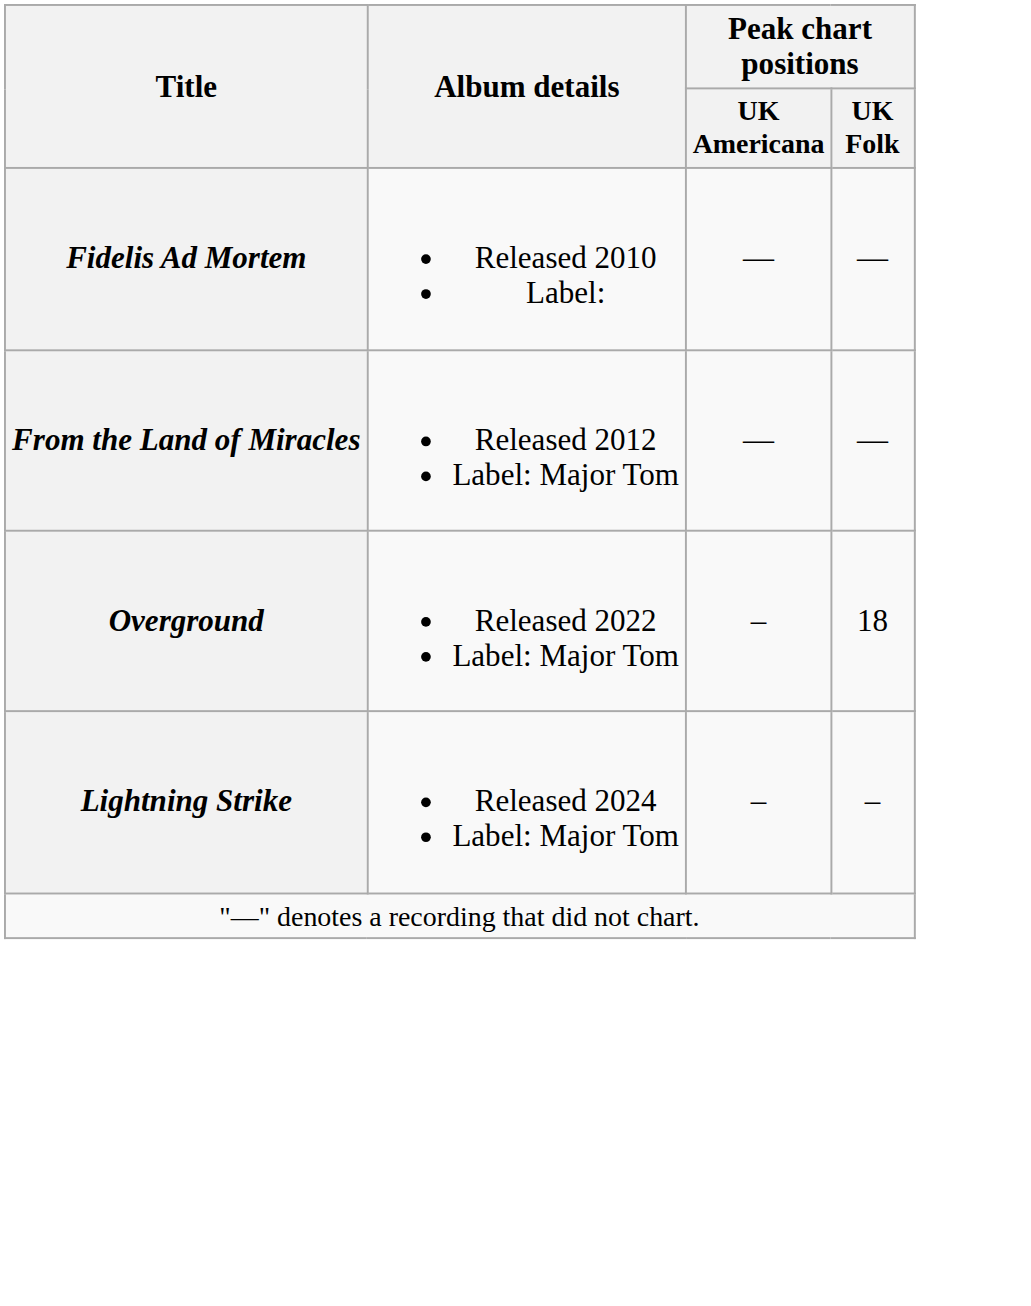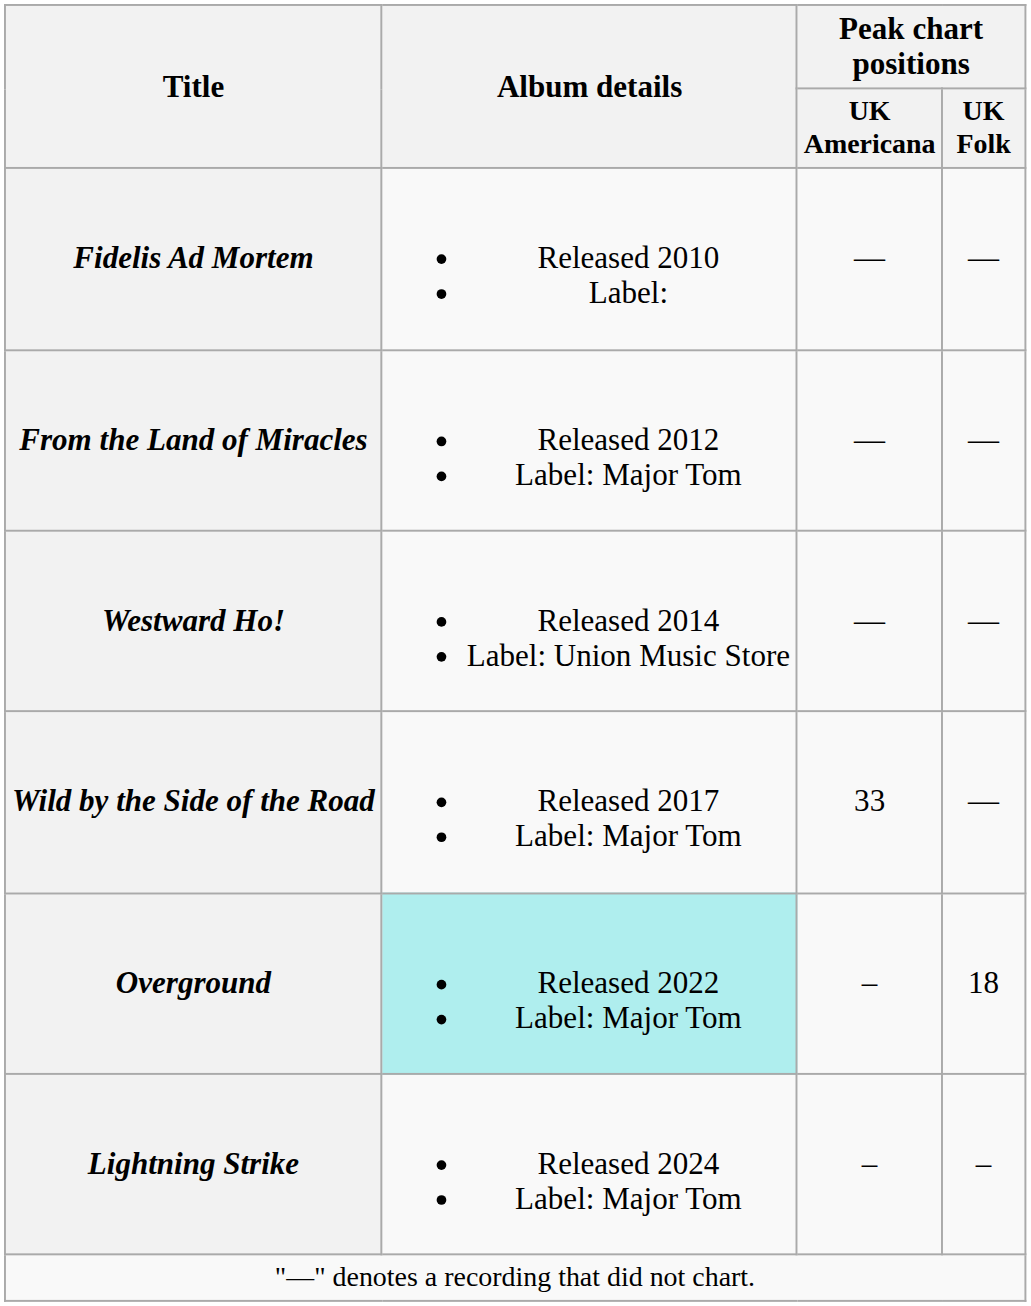+ row: (193, 620)
+ row: (193, 801)
(527, 639) no background -> (590, 1001) paleturquoise background
